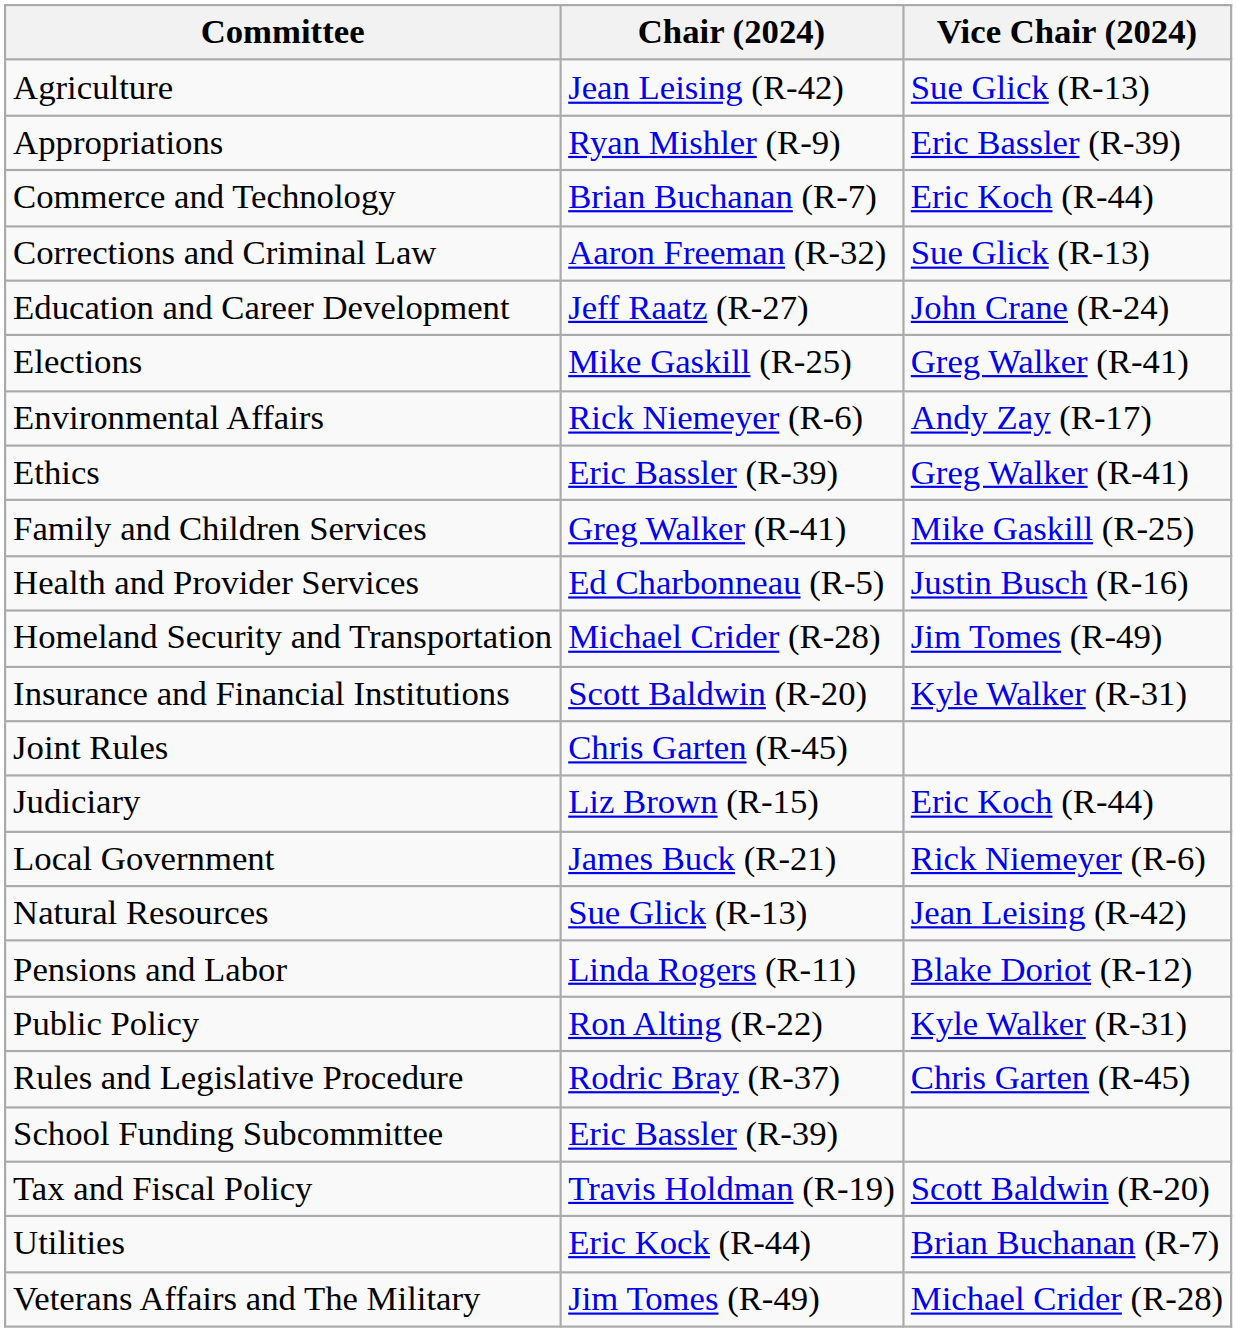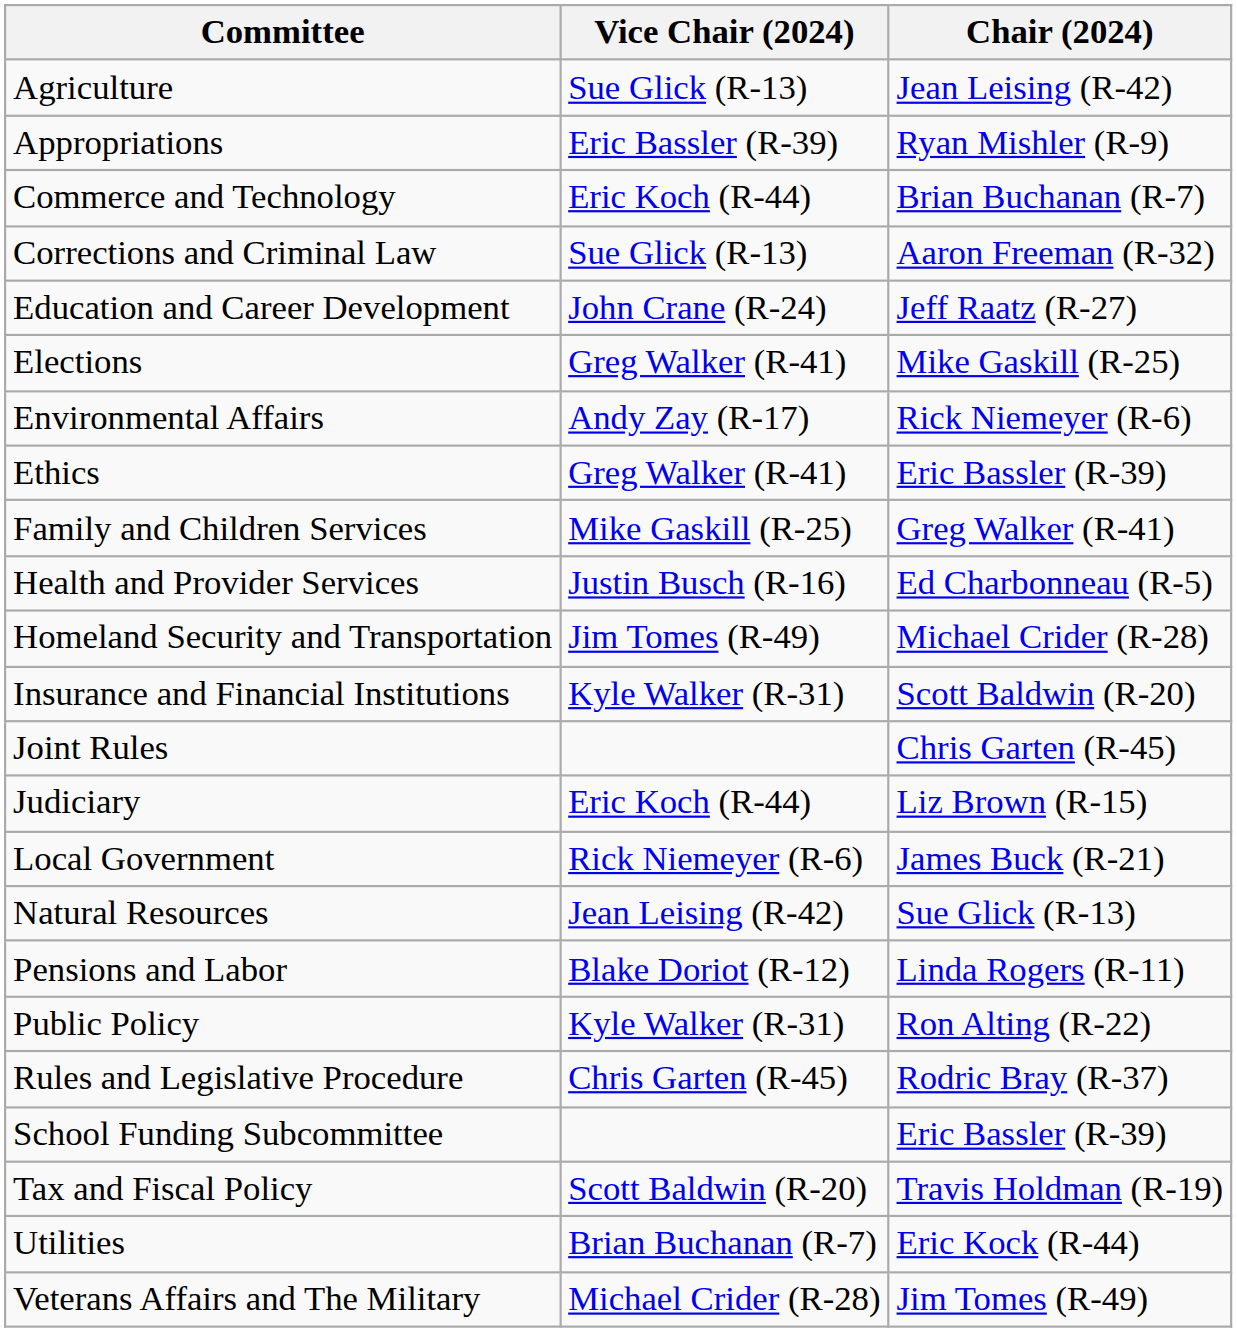columns swapped: (731, 32) <-> (1067, 32)
